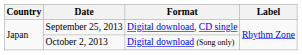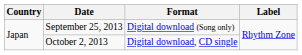(182, 27) Digital download, CD single -> (181, 27) Digital download (Song only)
(181, 42) Digital download (Song only) -> (182, 42) Digital download, CD single
